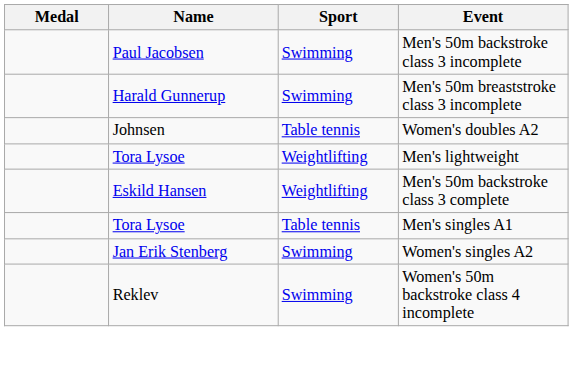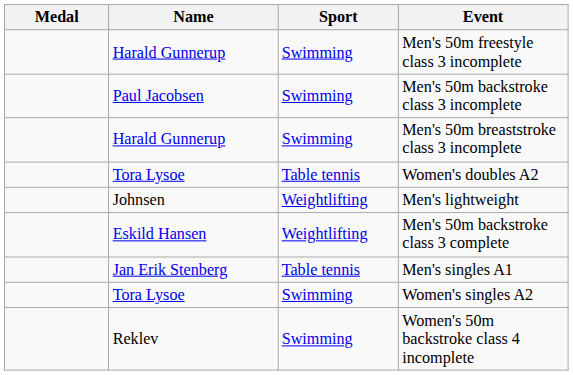+ row: (468, 52)
(139, 130) Johnsen -> (149, 174) Tora Lysoe
(149, 156) Tora Lysoe -> (139, 199) Johnsen
(149, 225) Tora Lysoe -> (170, 269) Jan Erik Stenberg
(170, 251) Jan Erik Stenberg -> (149, 295) Tora Lysoe
